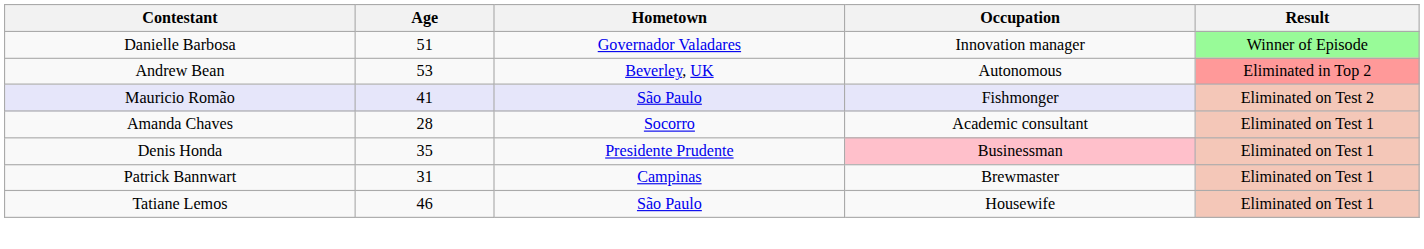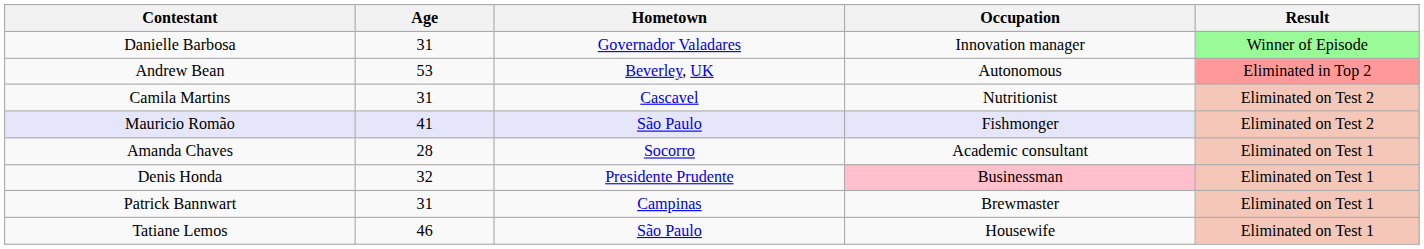(425, 44) 51 -> (425, 44) 31
+ row: (180, 97)
(425, 151) 35 -> (425, 177) 32
